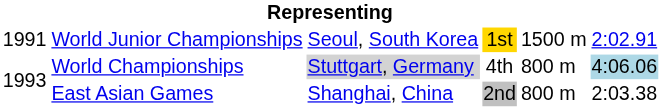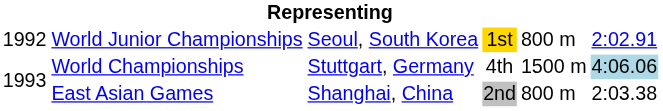(25, 39) 1991 -> (25, 39) 1992
(554, 39) 1500 m -> (548, 39) 800 m
(391, 66) lightgrey background -> (391, 66) no background
(548, 66) 800 m -> (554, 66) 1500 m
